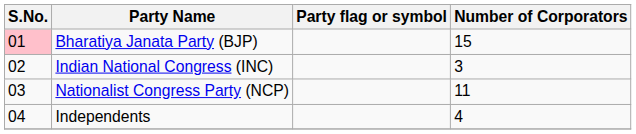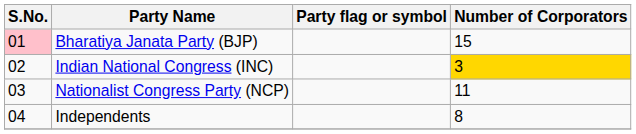(459, 66) no background -> (459, 66) gold background
(459, 116) 4 -> (459, 116) 8
